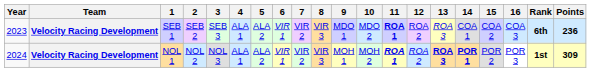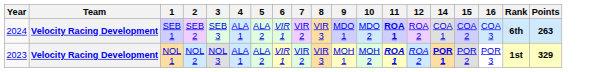- column: (443, 11)
(17, 30) 2023 -> (17, 30) 2024
(570, 30) 236 -> (546, 30) 263
(17, 55) 2024 -> (17, 55) 2023
(570, 55) 309 -> (546, 55) 329
